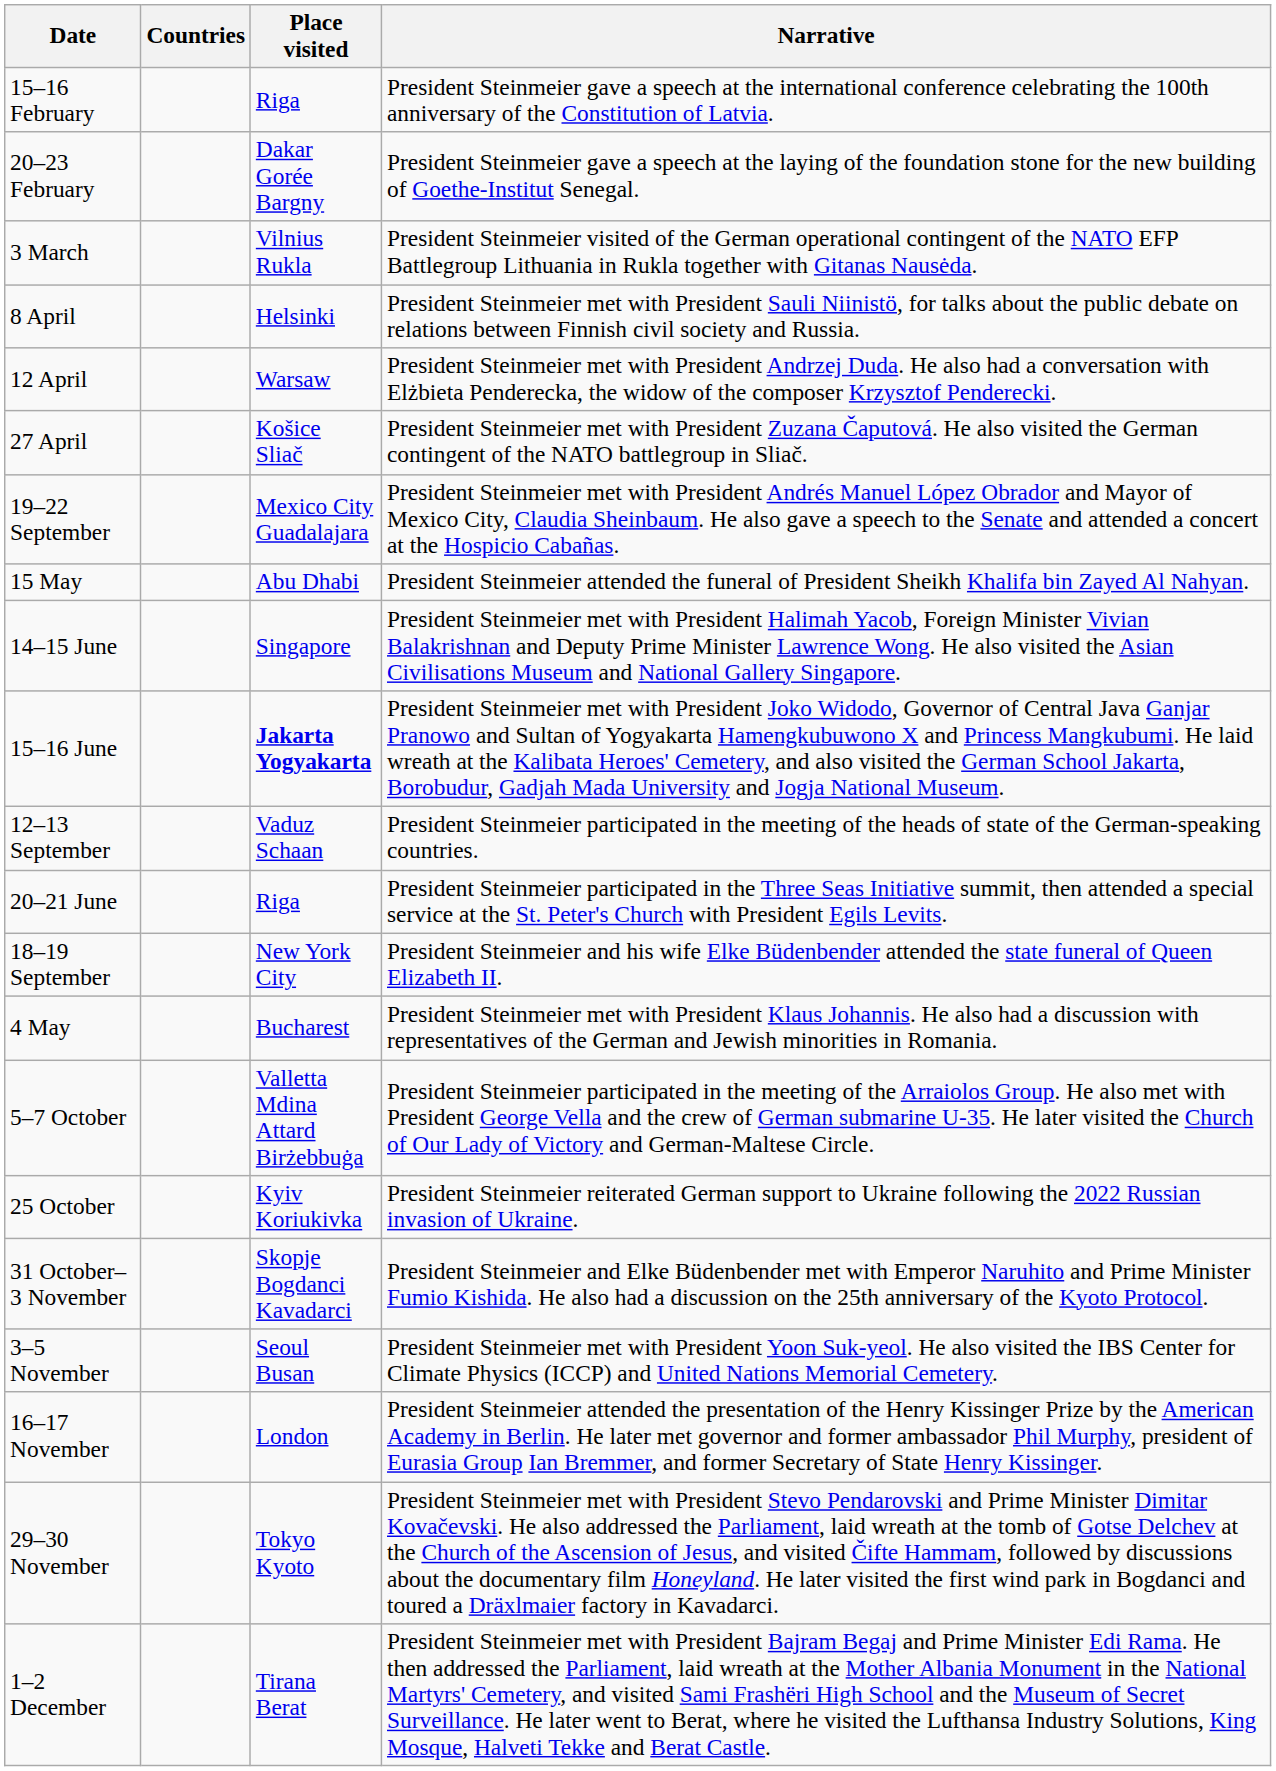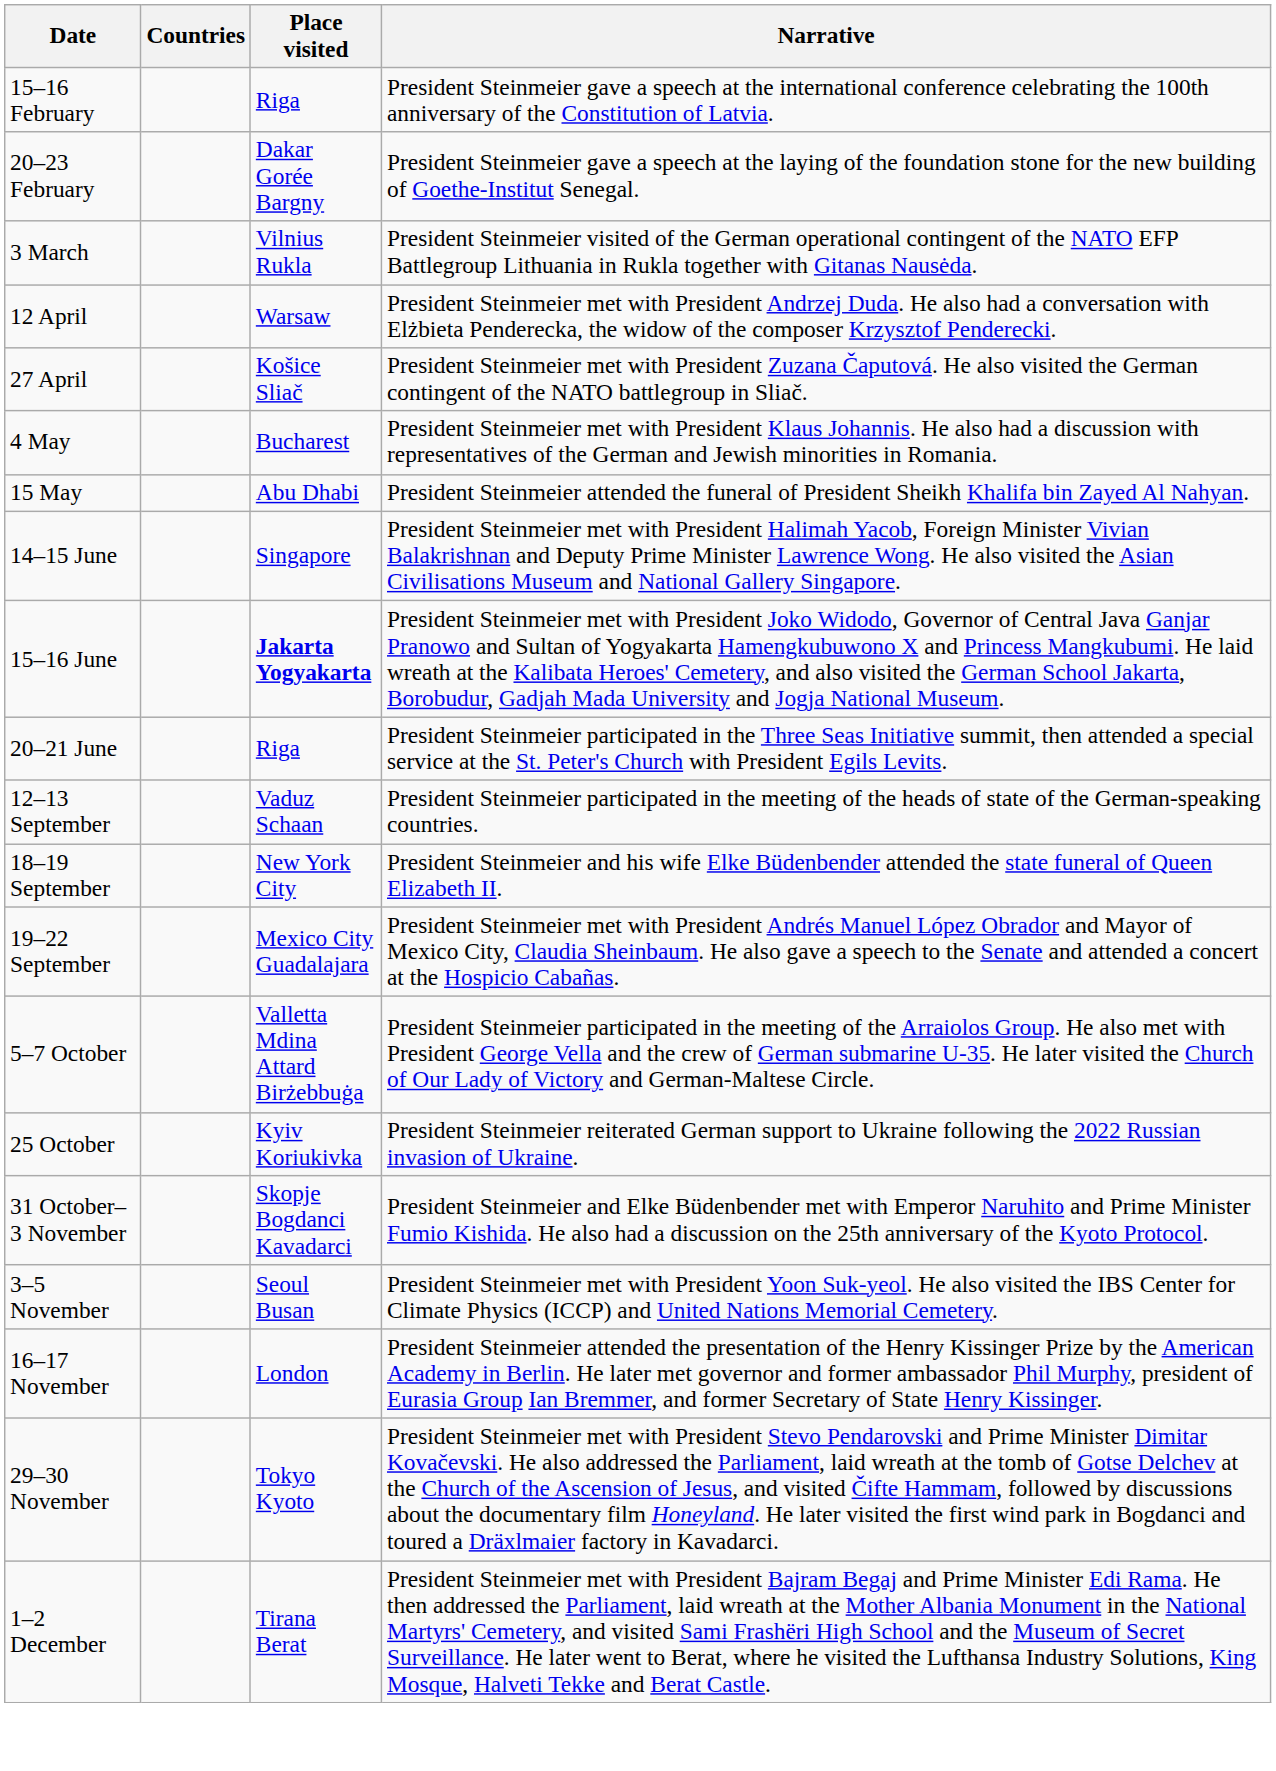- row: (43, 315)
rows swapped: (40, 1027) <-> (60, 518)
rows swapped: (64, 901) <-> (60, 837)
